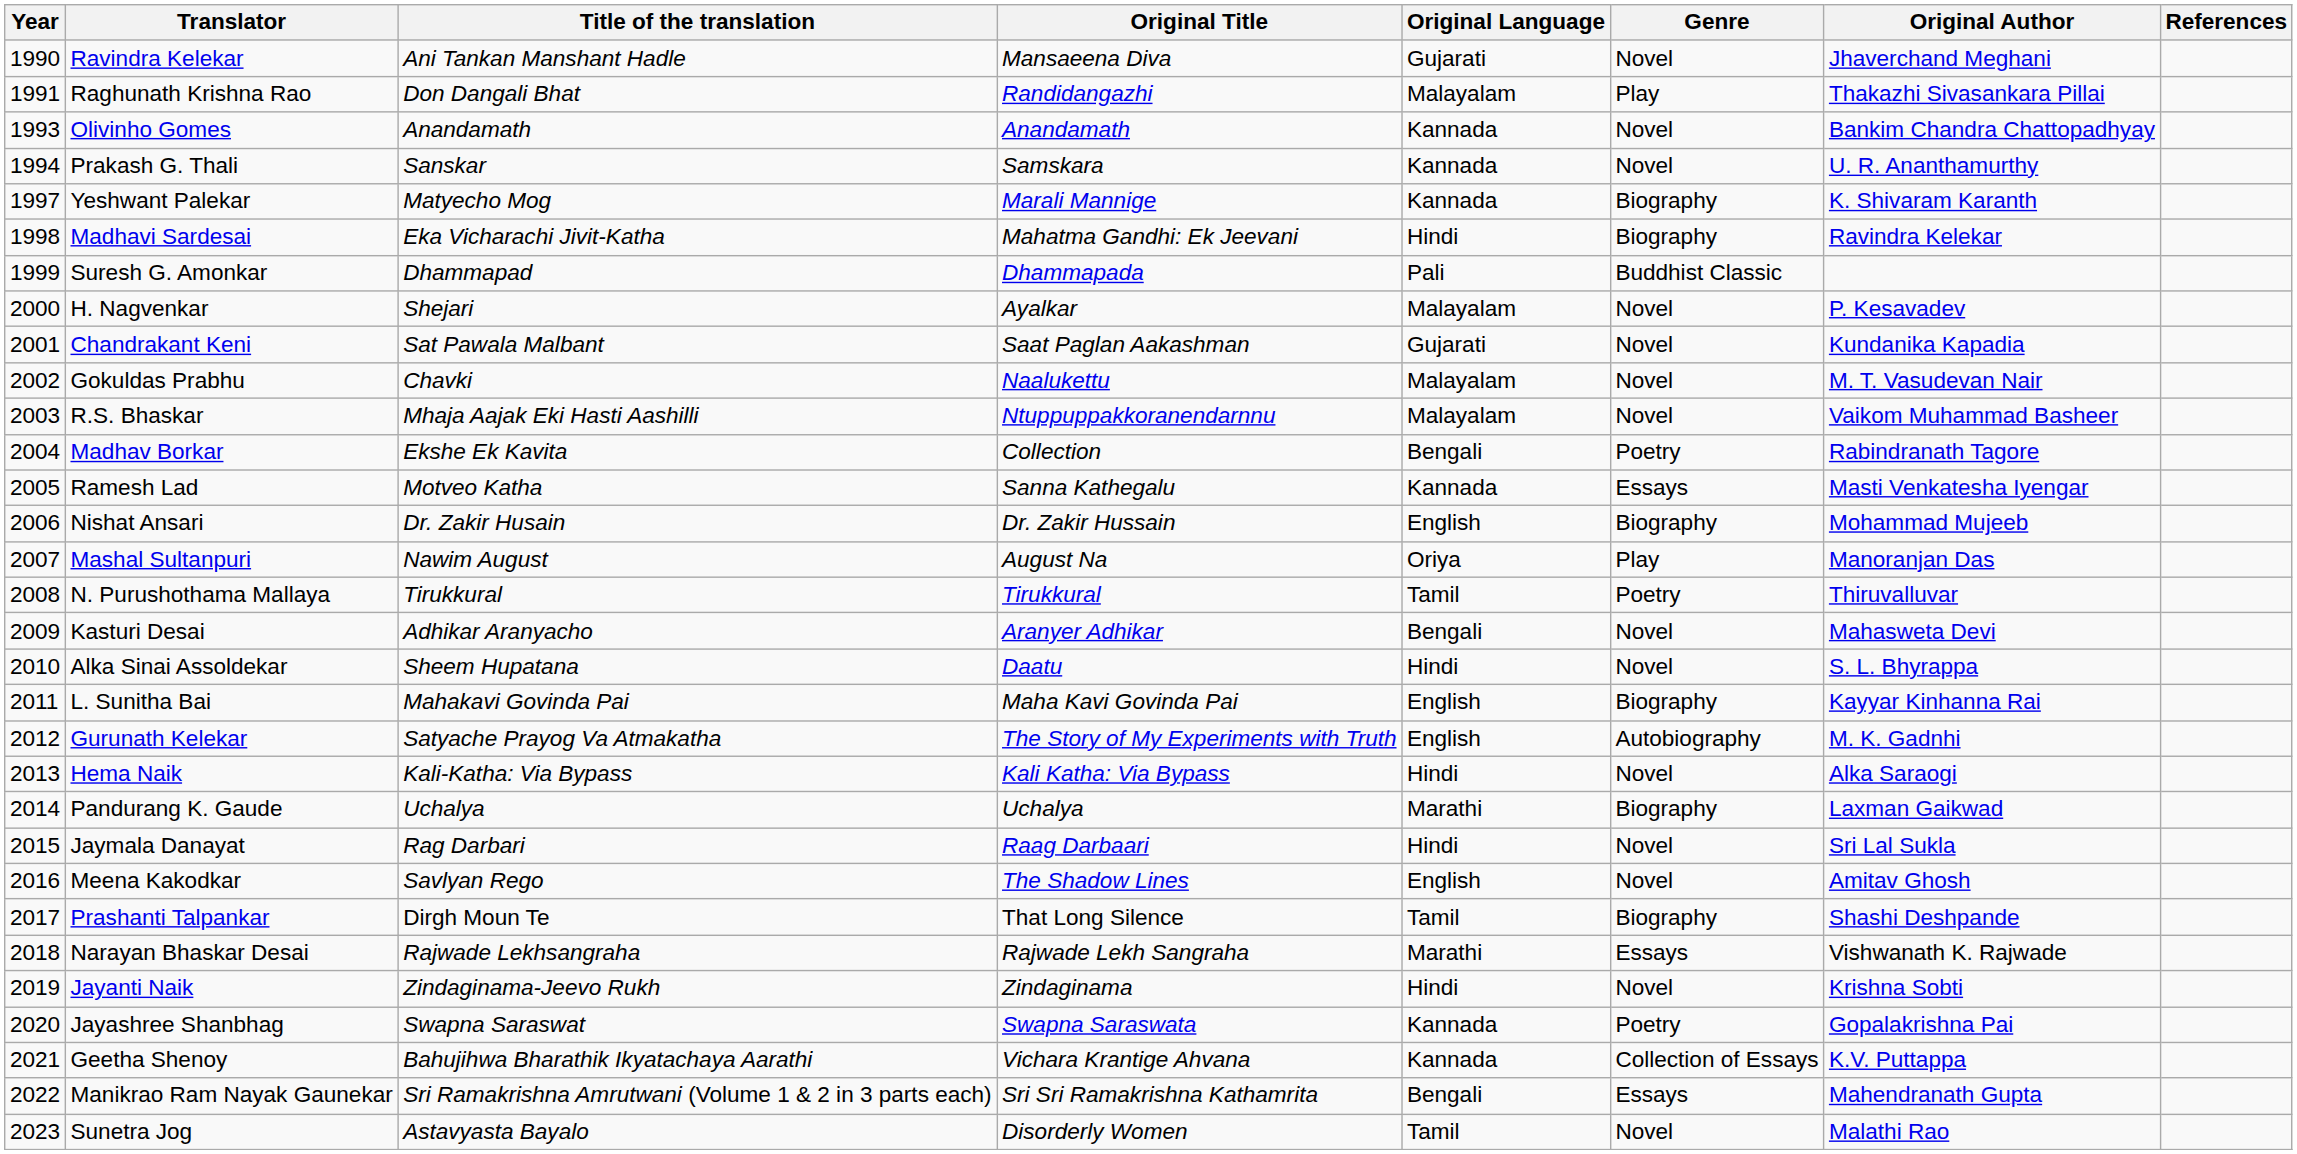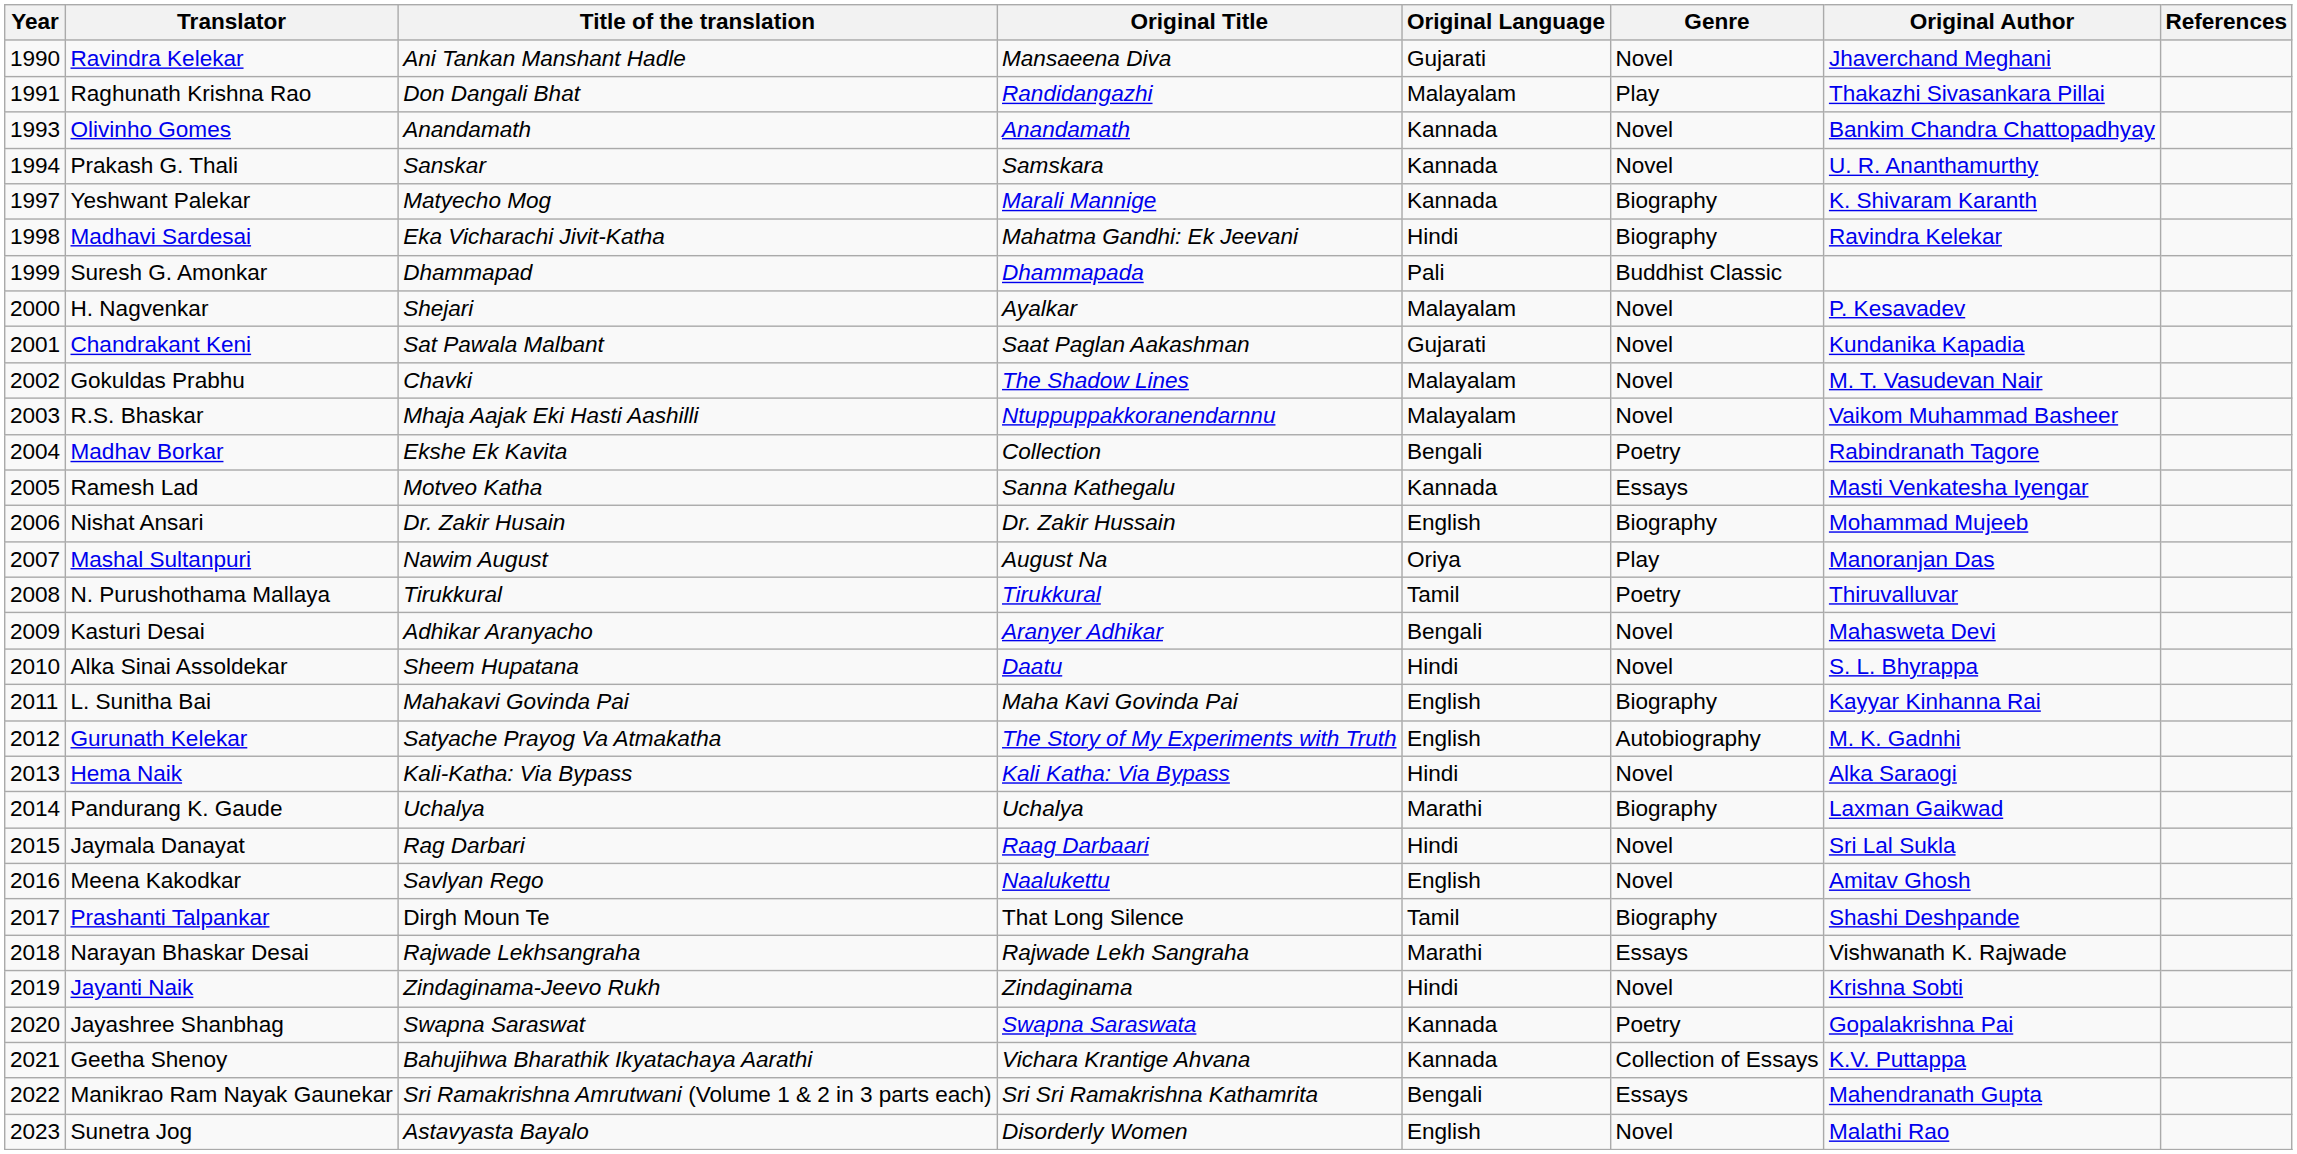(1056, 380) Naalukettu -> (1095, 380) The Shadow Lines
(1095, 881) The Shadow Lines -> (1056, 881) Naalukettu
(1433, 1131) Tamil -> (1444, 1131) English
